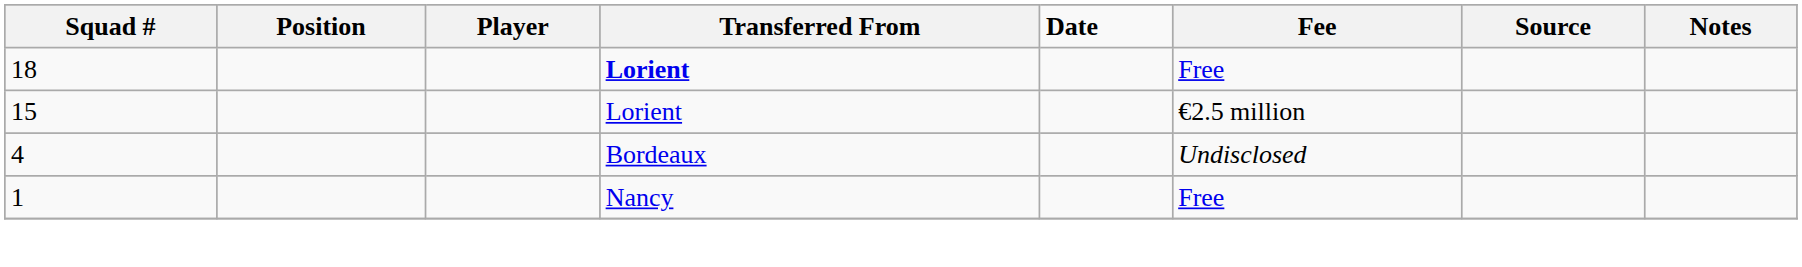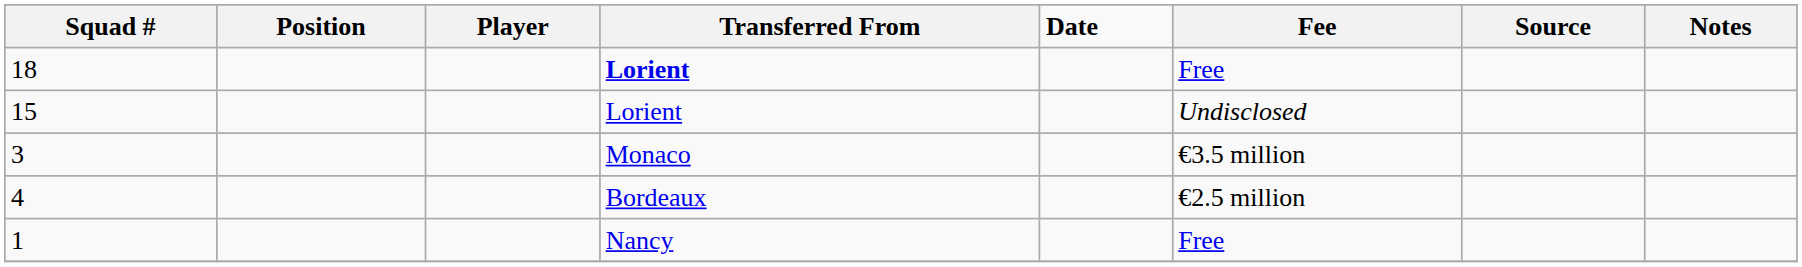(1242, 111) €2.5 million -> (1242, 111) Undisclosed
+ row: (17, 154)
(1242, 154) Undisclosed -> (1242, 197) €2.5 million
